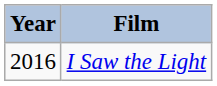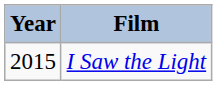(33, 61) 2016 -> (33, 61) 2015
